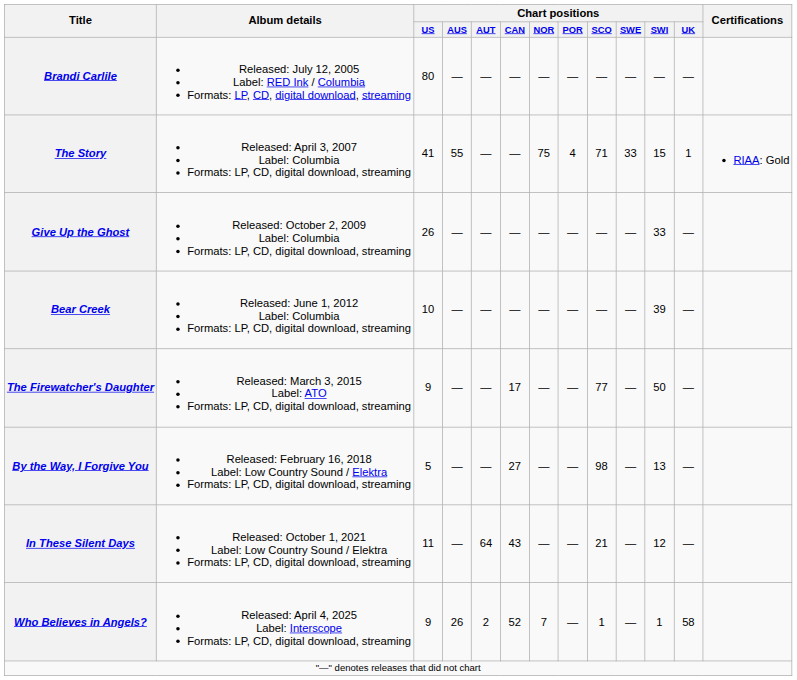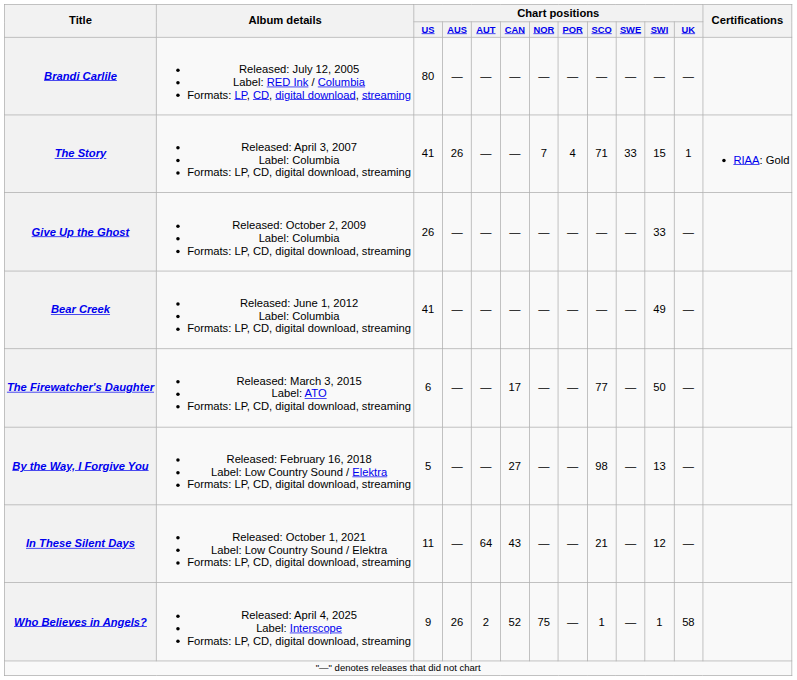(457, 154) 55 -> (457, 154) 26
(544, 154) 75 -> (544, 154) 7
(428, 310) 10 -> (428, 310) 41
(659, 310) 39 -> (659, 310) 49
(428, 388) 9 -> (428, 388) 6
(544, 621) 7 -> (544, 621) 75
